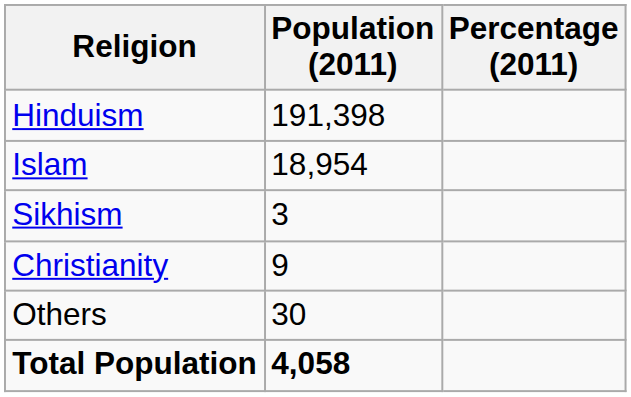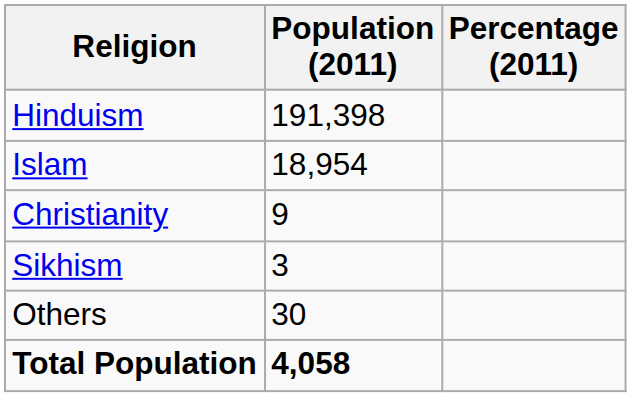rows swapped: (90, 264) <-> (67, 214)
